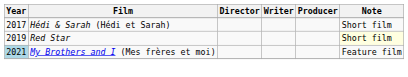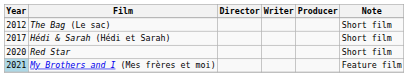+ row: (70, 25)
(16, 38) 2019 -> (16, 52) 2020
(367, 38) lightyellow background -> (367, 52) no background
